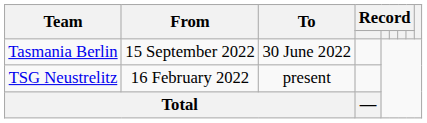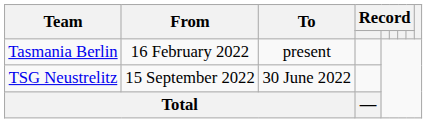(190, 51) 15 September 2022 -> (190, 51) 16 February 2022
(307, 51) 30 June 2022 -> (307, 51) present
(190, 78) 16 February 2022 -> (190, 78) 15 September 2022
(307, 78) present -> (307, 78) 30 June 2022
